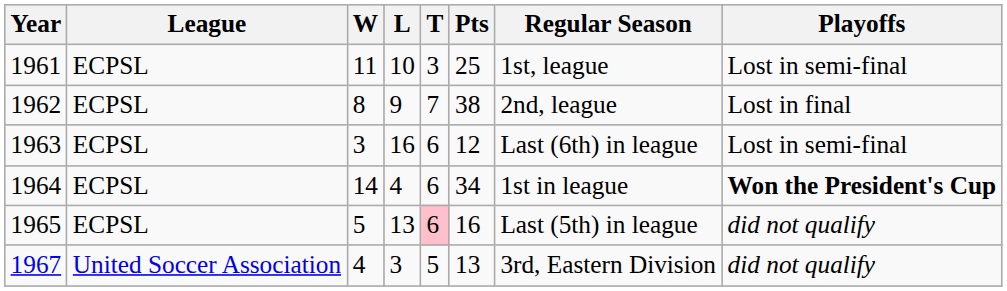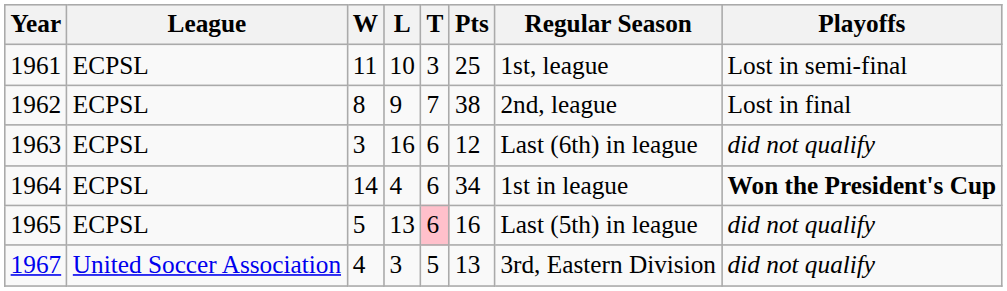(817, 144) Lost in semi-final -> (801, 144) did not qualify
